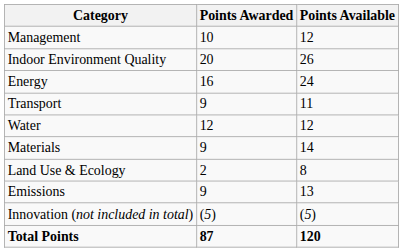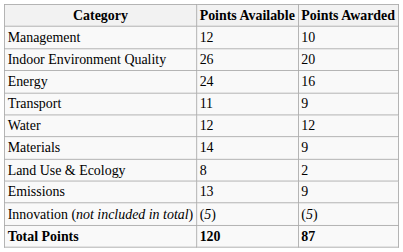columns swapped: (347, 15) <-> (246, 15)
